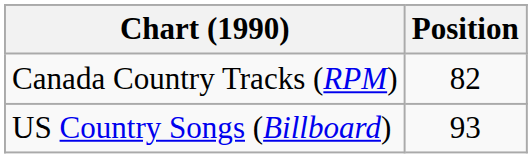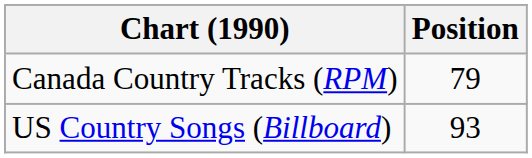(465, 78) 82 -> (465, 78) 79
